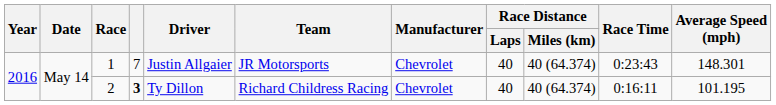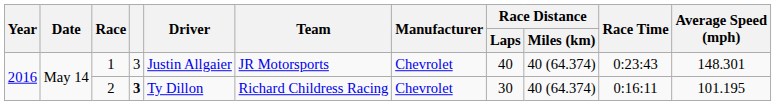(137, 64) 7 -> (137, 64) 3
(505, 88) 40 -> (505, 88) 30
